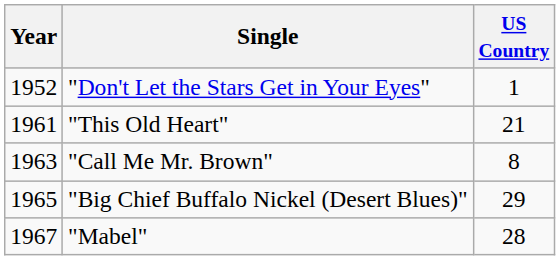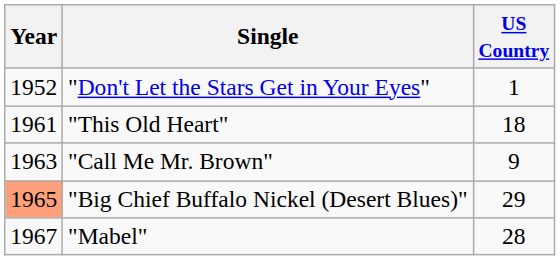(514, 124) 21 -> (514, 124) 18
(514, 161) 8 -> (514, 161) 9
(34, 198) no background -> (34, 198) lightsalmon background
